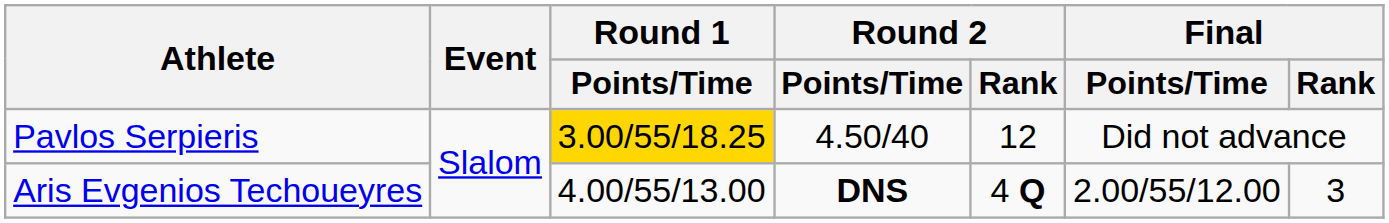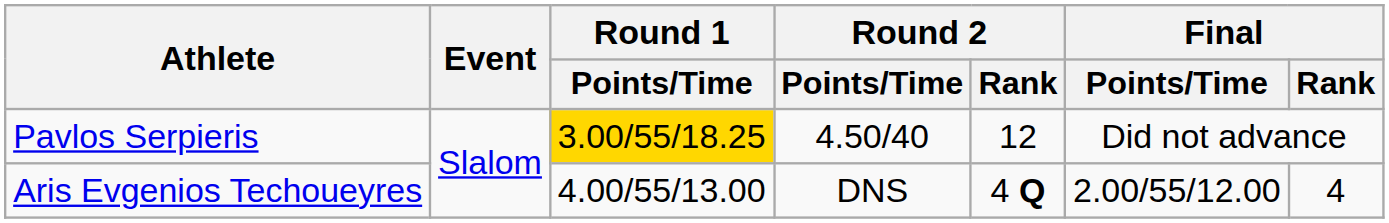(872, 190) bold -> (872, 190) normal
(1336, 190) 3 -> (1336, 190) 4
